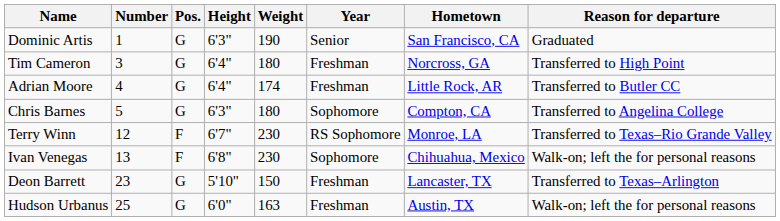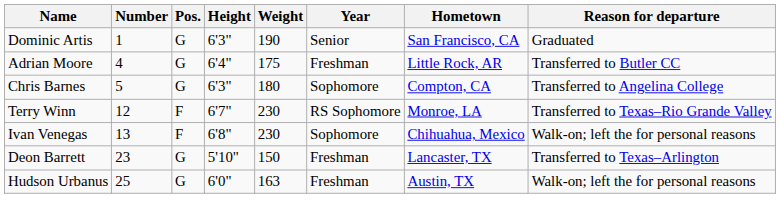- row: (49, 63)
(269, 87) 174 -> (269, 63) 175
